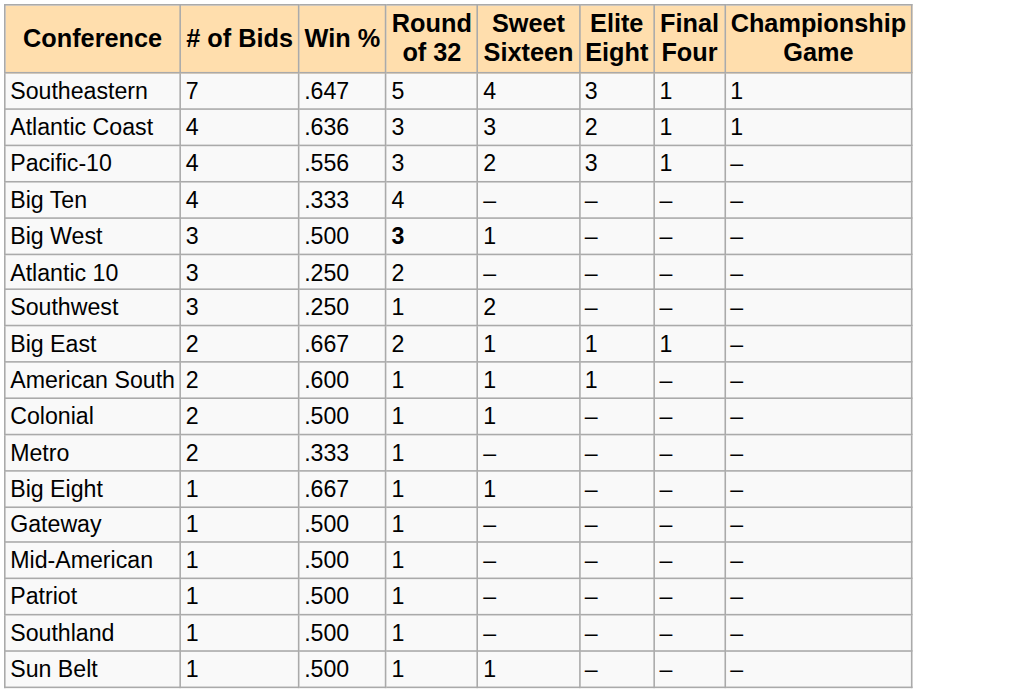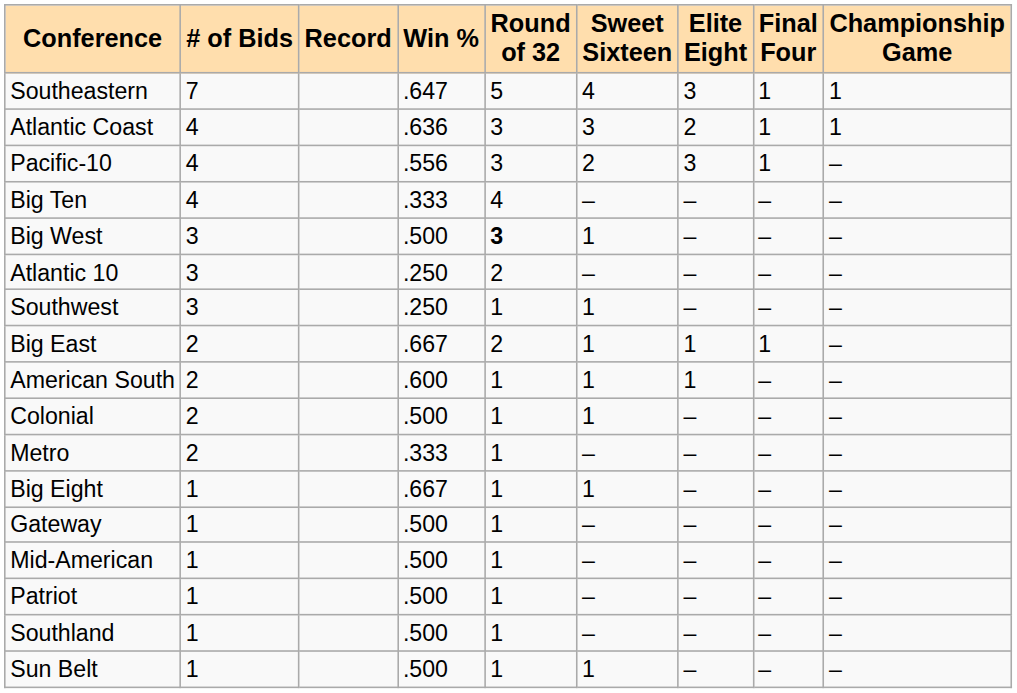+ column: (348, 38)
(490, 308) 2 -> (588, 308) 1
